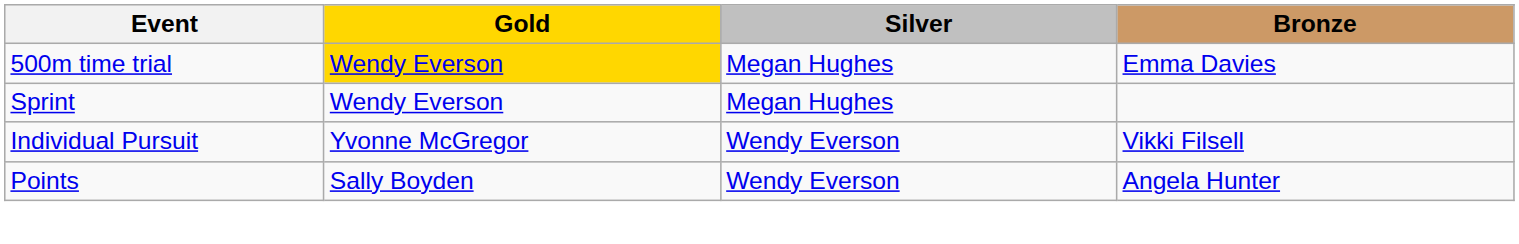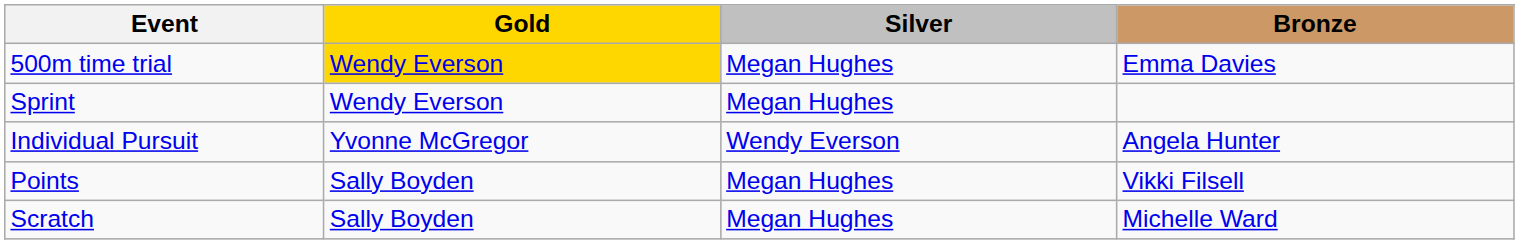(1183, 141) Vikki Filsell -> (1201, 141) Angela Hunter
(813, 180) Wendy Everson -> (810, 180) Megan Hughes
(1201, 180) Angela Hunter -> (1183, 180) Vikki Filsell
+ row: (52, 219)
